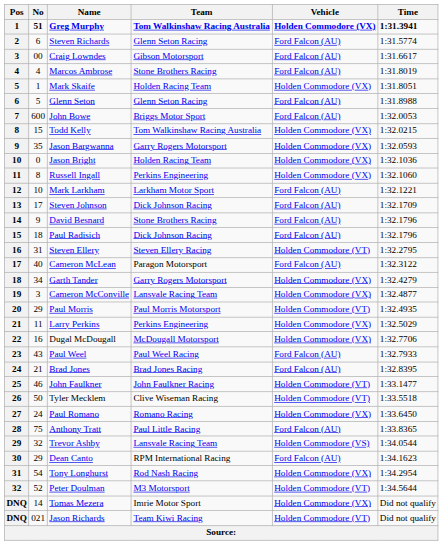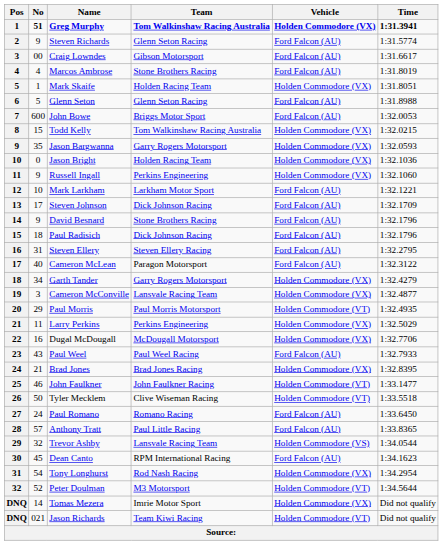(38, 41) 6 -> (38, 41) 9
(38, 175) 8 -> (38, 175) 9
(322, 250) Holden Commodore (VT) -> (307, 250) Ford Falcon (AU)
(307, 369) Ford Falcon (AU) -> (323, 369) Holden Commodore (VX)
(323, 413) Holden Commodore (VX) -> (307, 413) Ford Falcon (AU)
(38, 428) 75 -> (38, 428) 57
(38, 458) 29 -> (38, 458) 45
